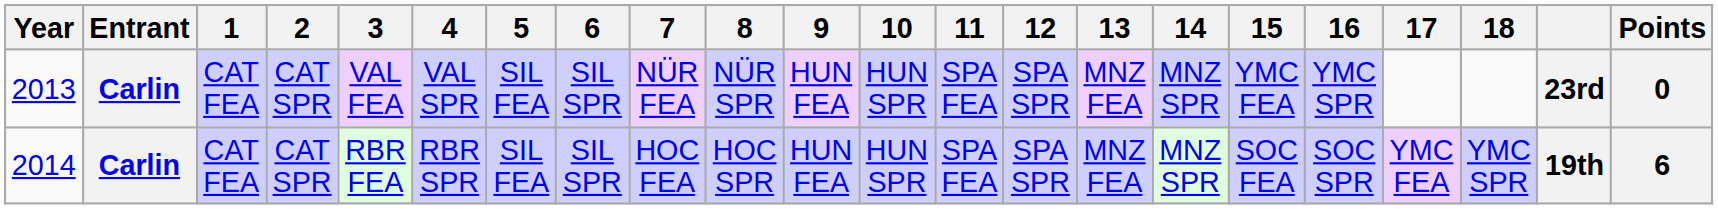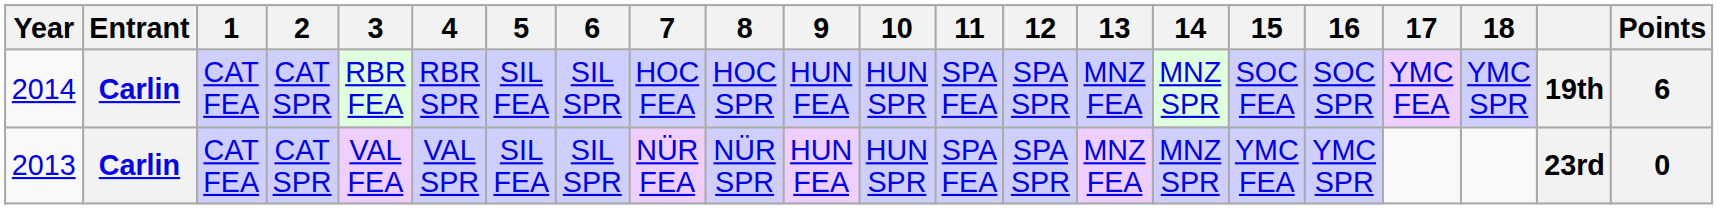rows swapped: (44, 88) <-> (44, 165)
